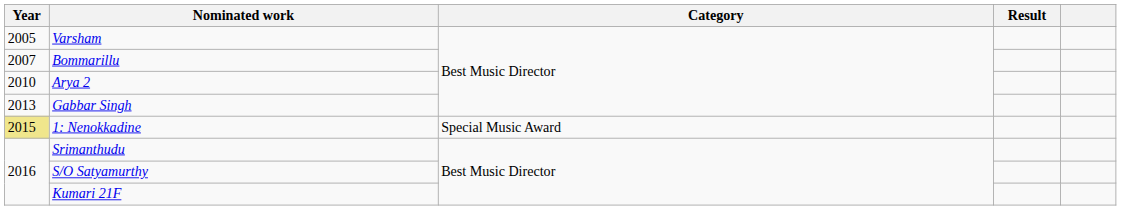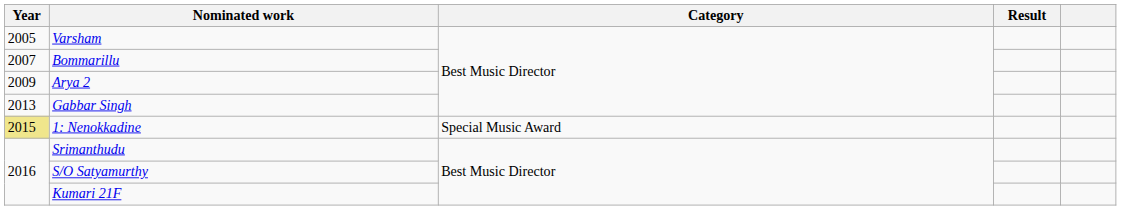(22, 82) 2010 -> (22, 82) 2009
